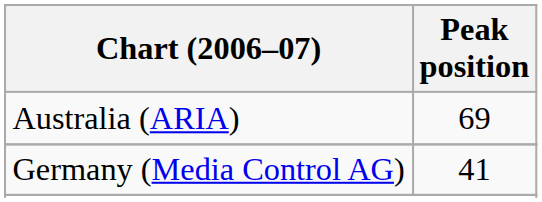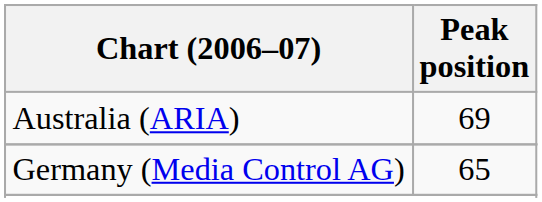(474, 169) 41 -> (474, 169) 65
